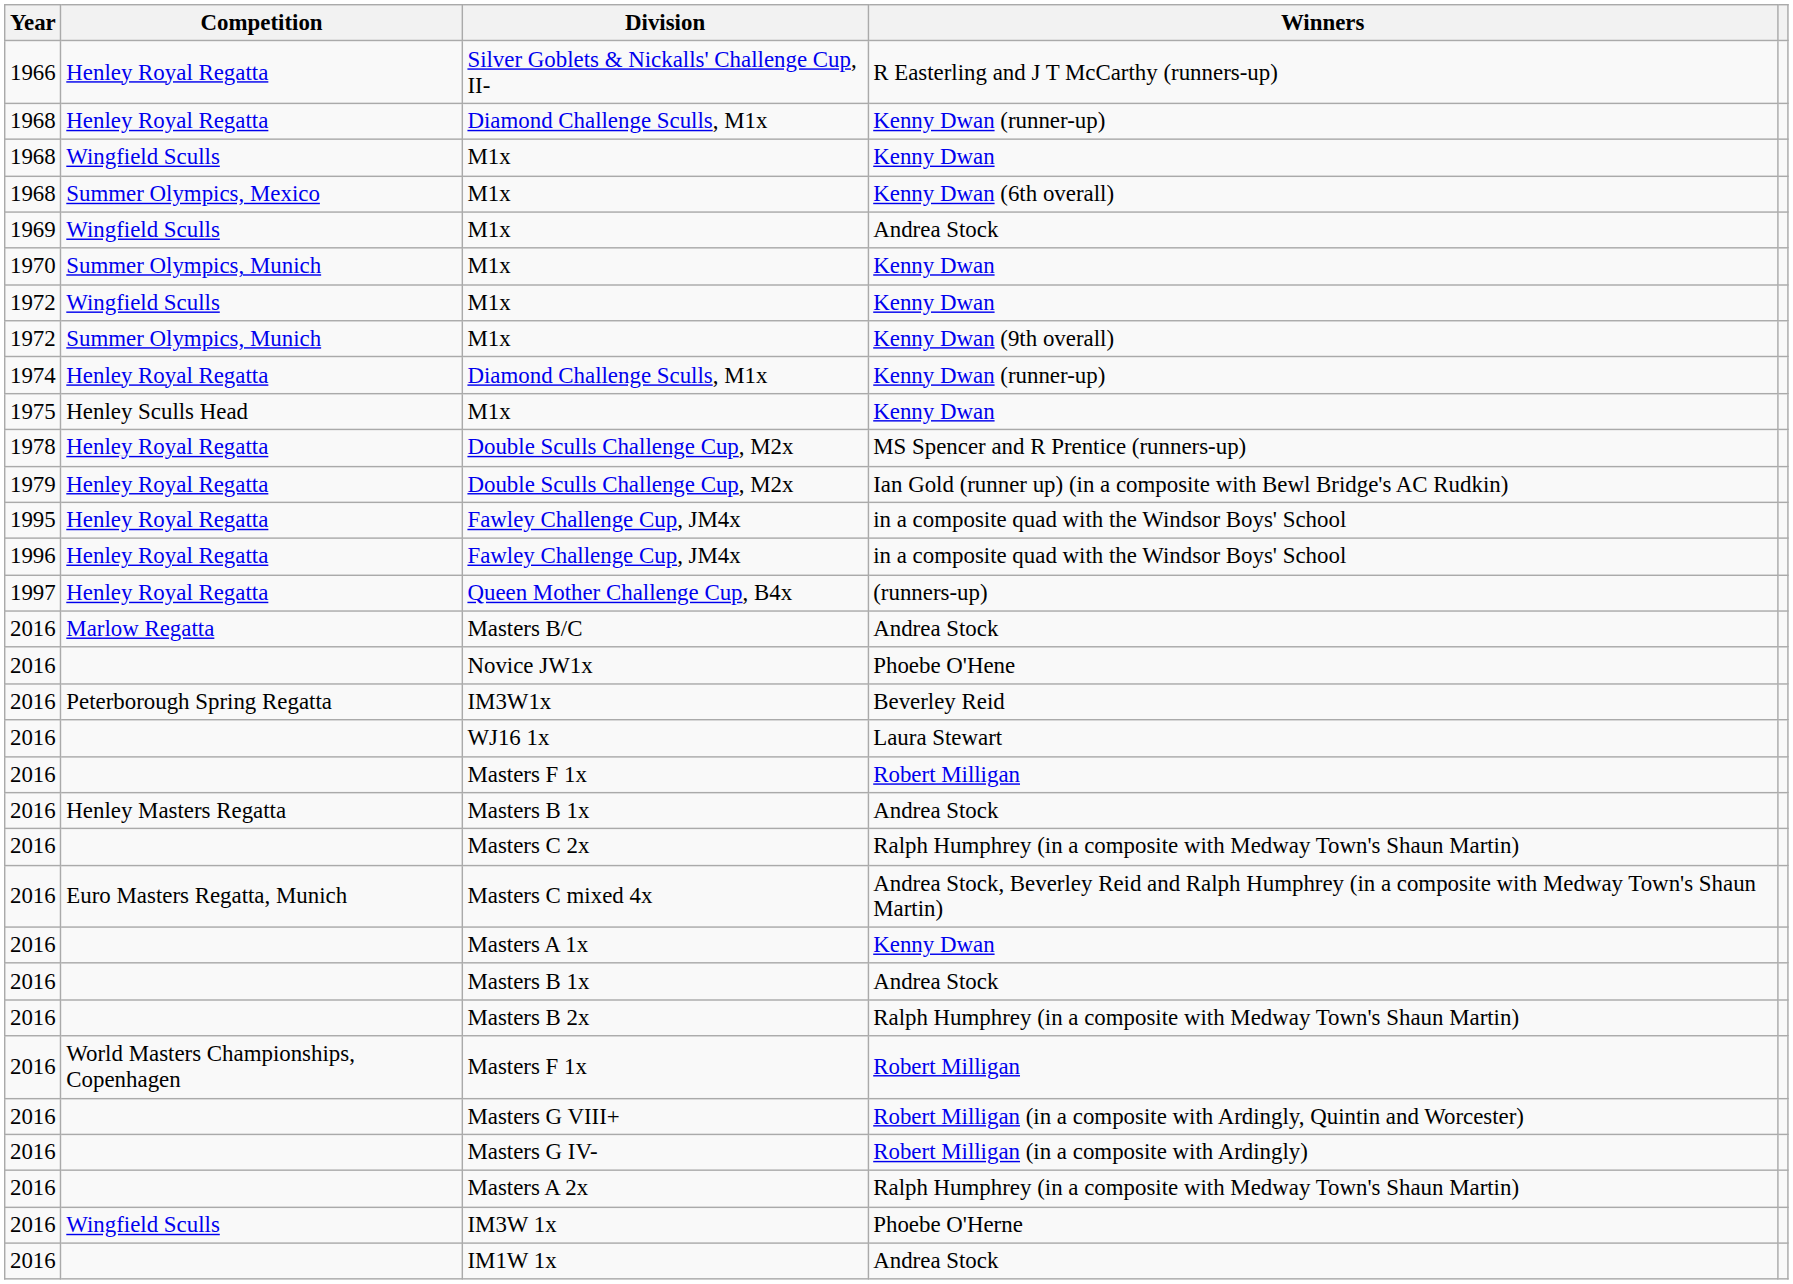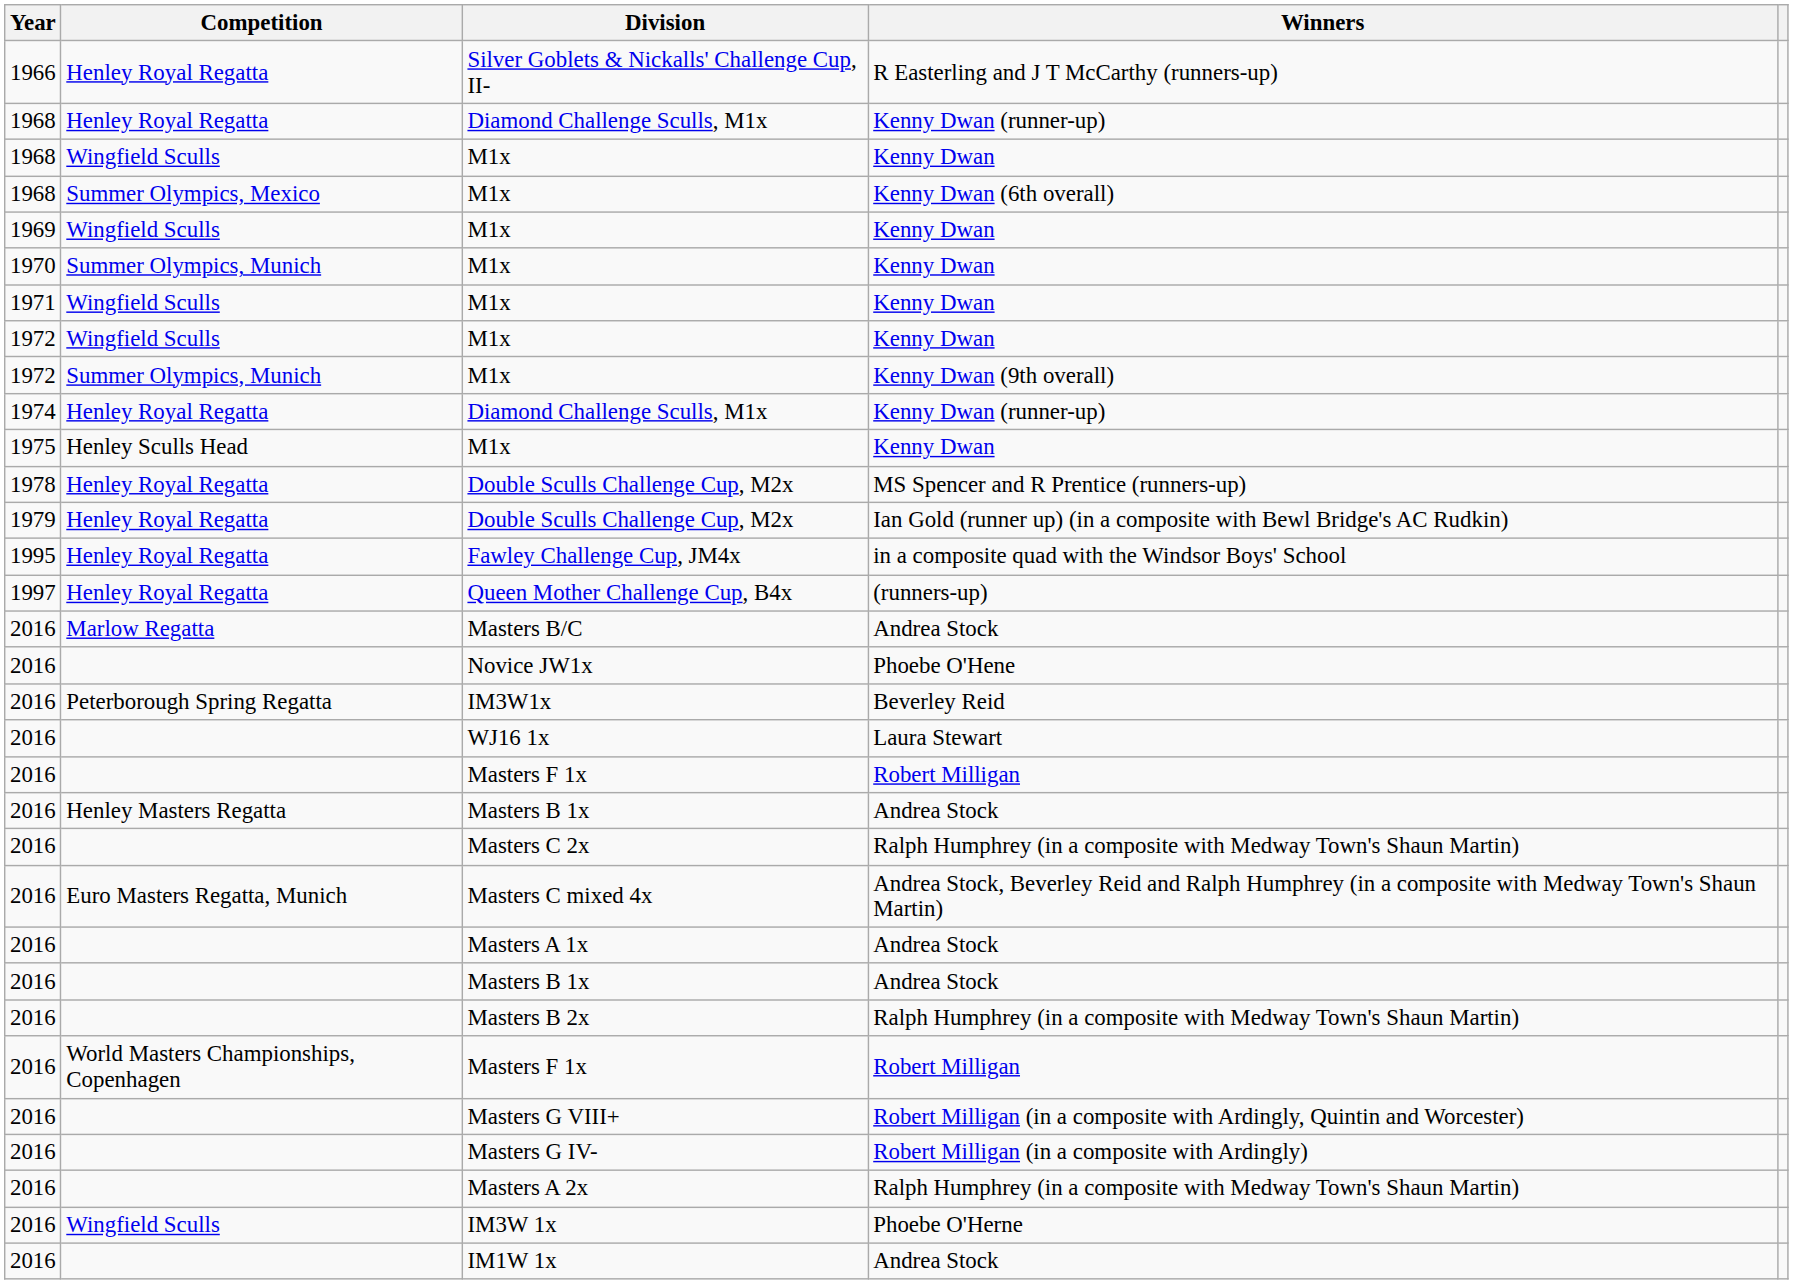(936, 229) Andrea Stock -> (934, 229) Kenny Dwan
+ row: (33, 302)
- row: (33, 556)
(934, 944) Kenny Dwan -> (936, 944) Andrea Stock
